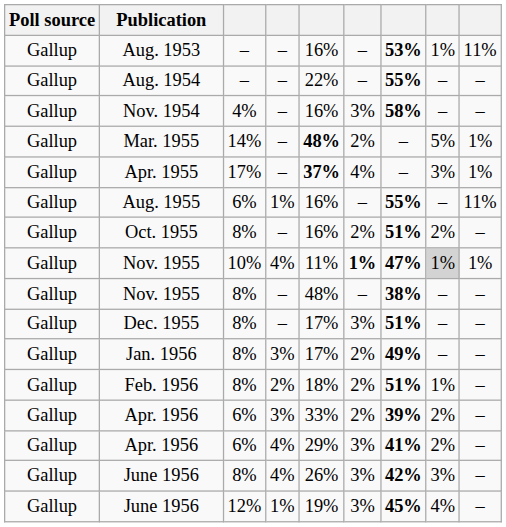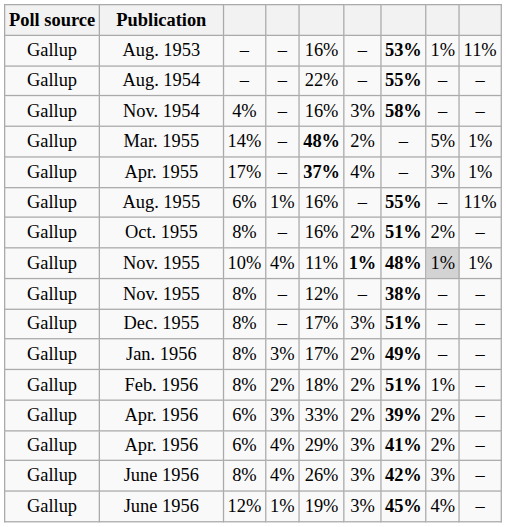(403, 263) 47% -> (403, 263) 48%
(322, 293) 48% -> (322, 293) 12%
